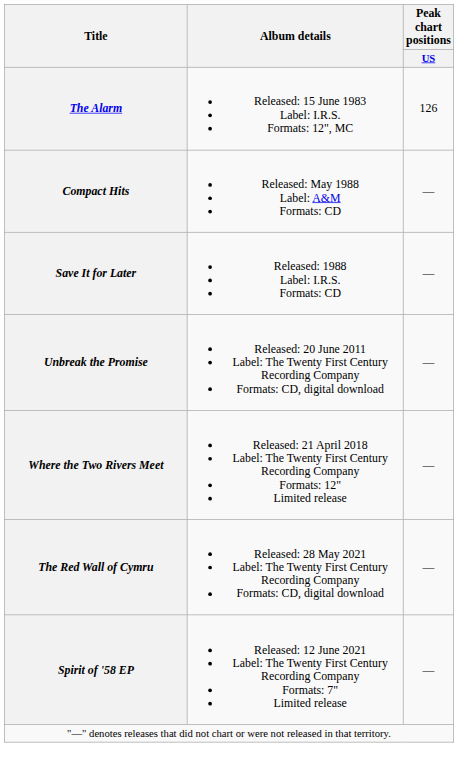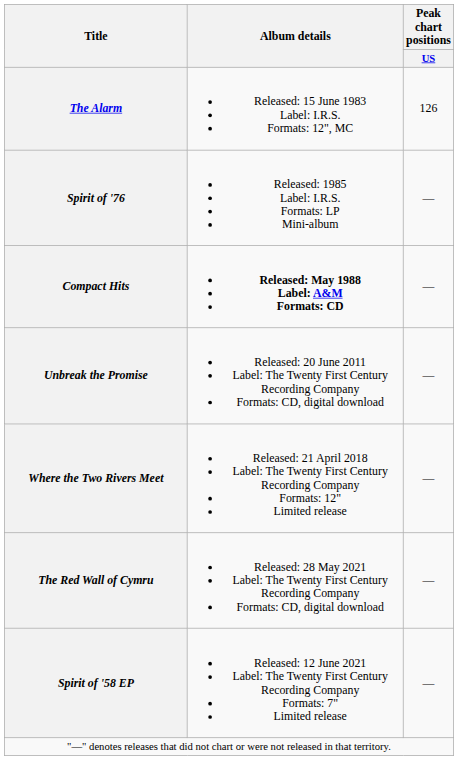+ row: (96, 197)
(295, 198) normal -> (295, 293) bold
- row: (96, 273)
